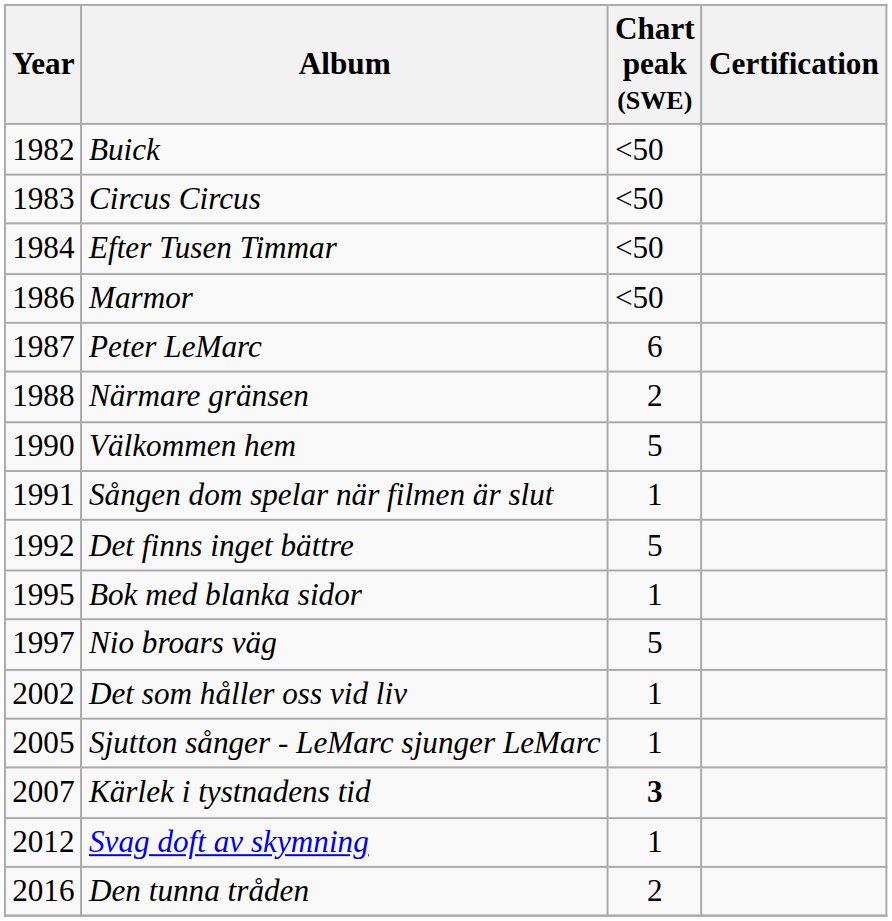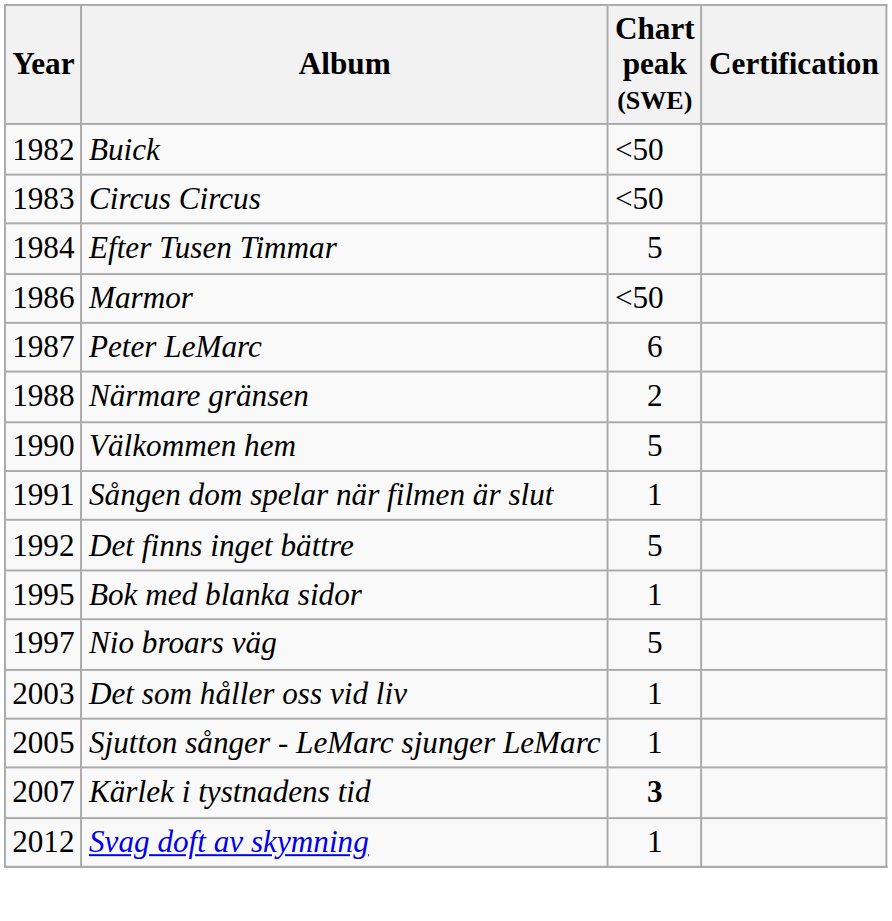(639, 247) <50 -> (655, 247) 5
(43, 693) 2002 -> (43, 693) 2003
- row: (199, 891)
